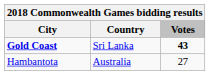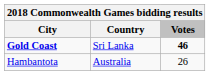(183, 45) 43 -> (183, 45) 46
(183, 62) 27 -> (183, 62) 26
